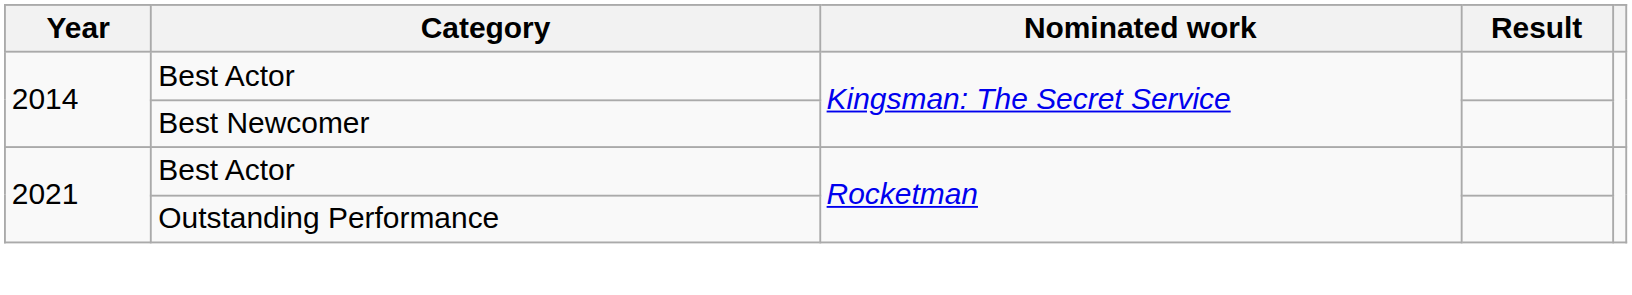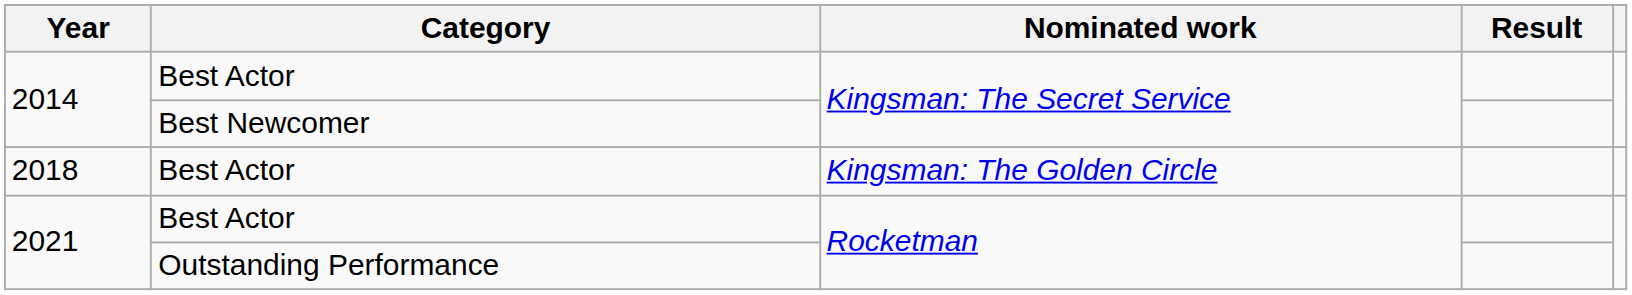+ row: (45, 170)
